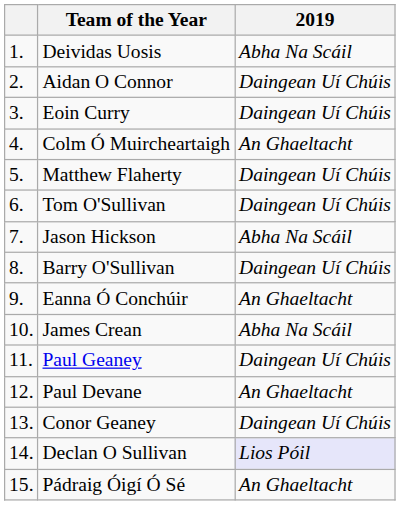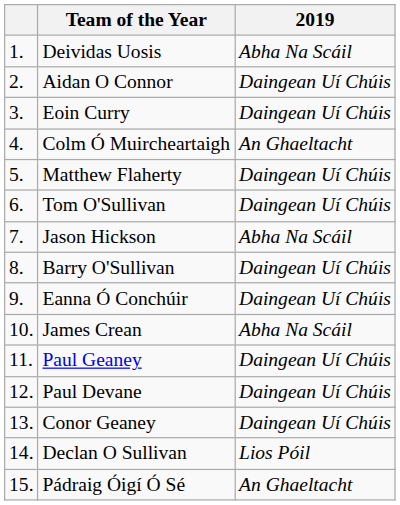(296, 298) An Ghaeltacht -> (315, 298) Daingean Uí Chúis
(296, 391) An Ghaeltacht -> (315, 391) Daingean Uí Chúis
(275, 453) lavender background -> (275, 453) no background
